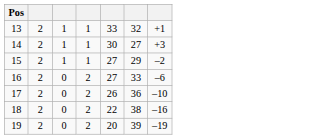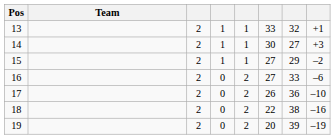+ column: (107, 12)
